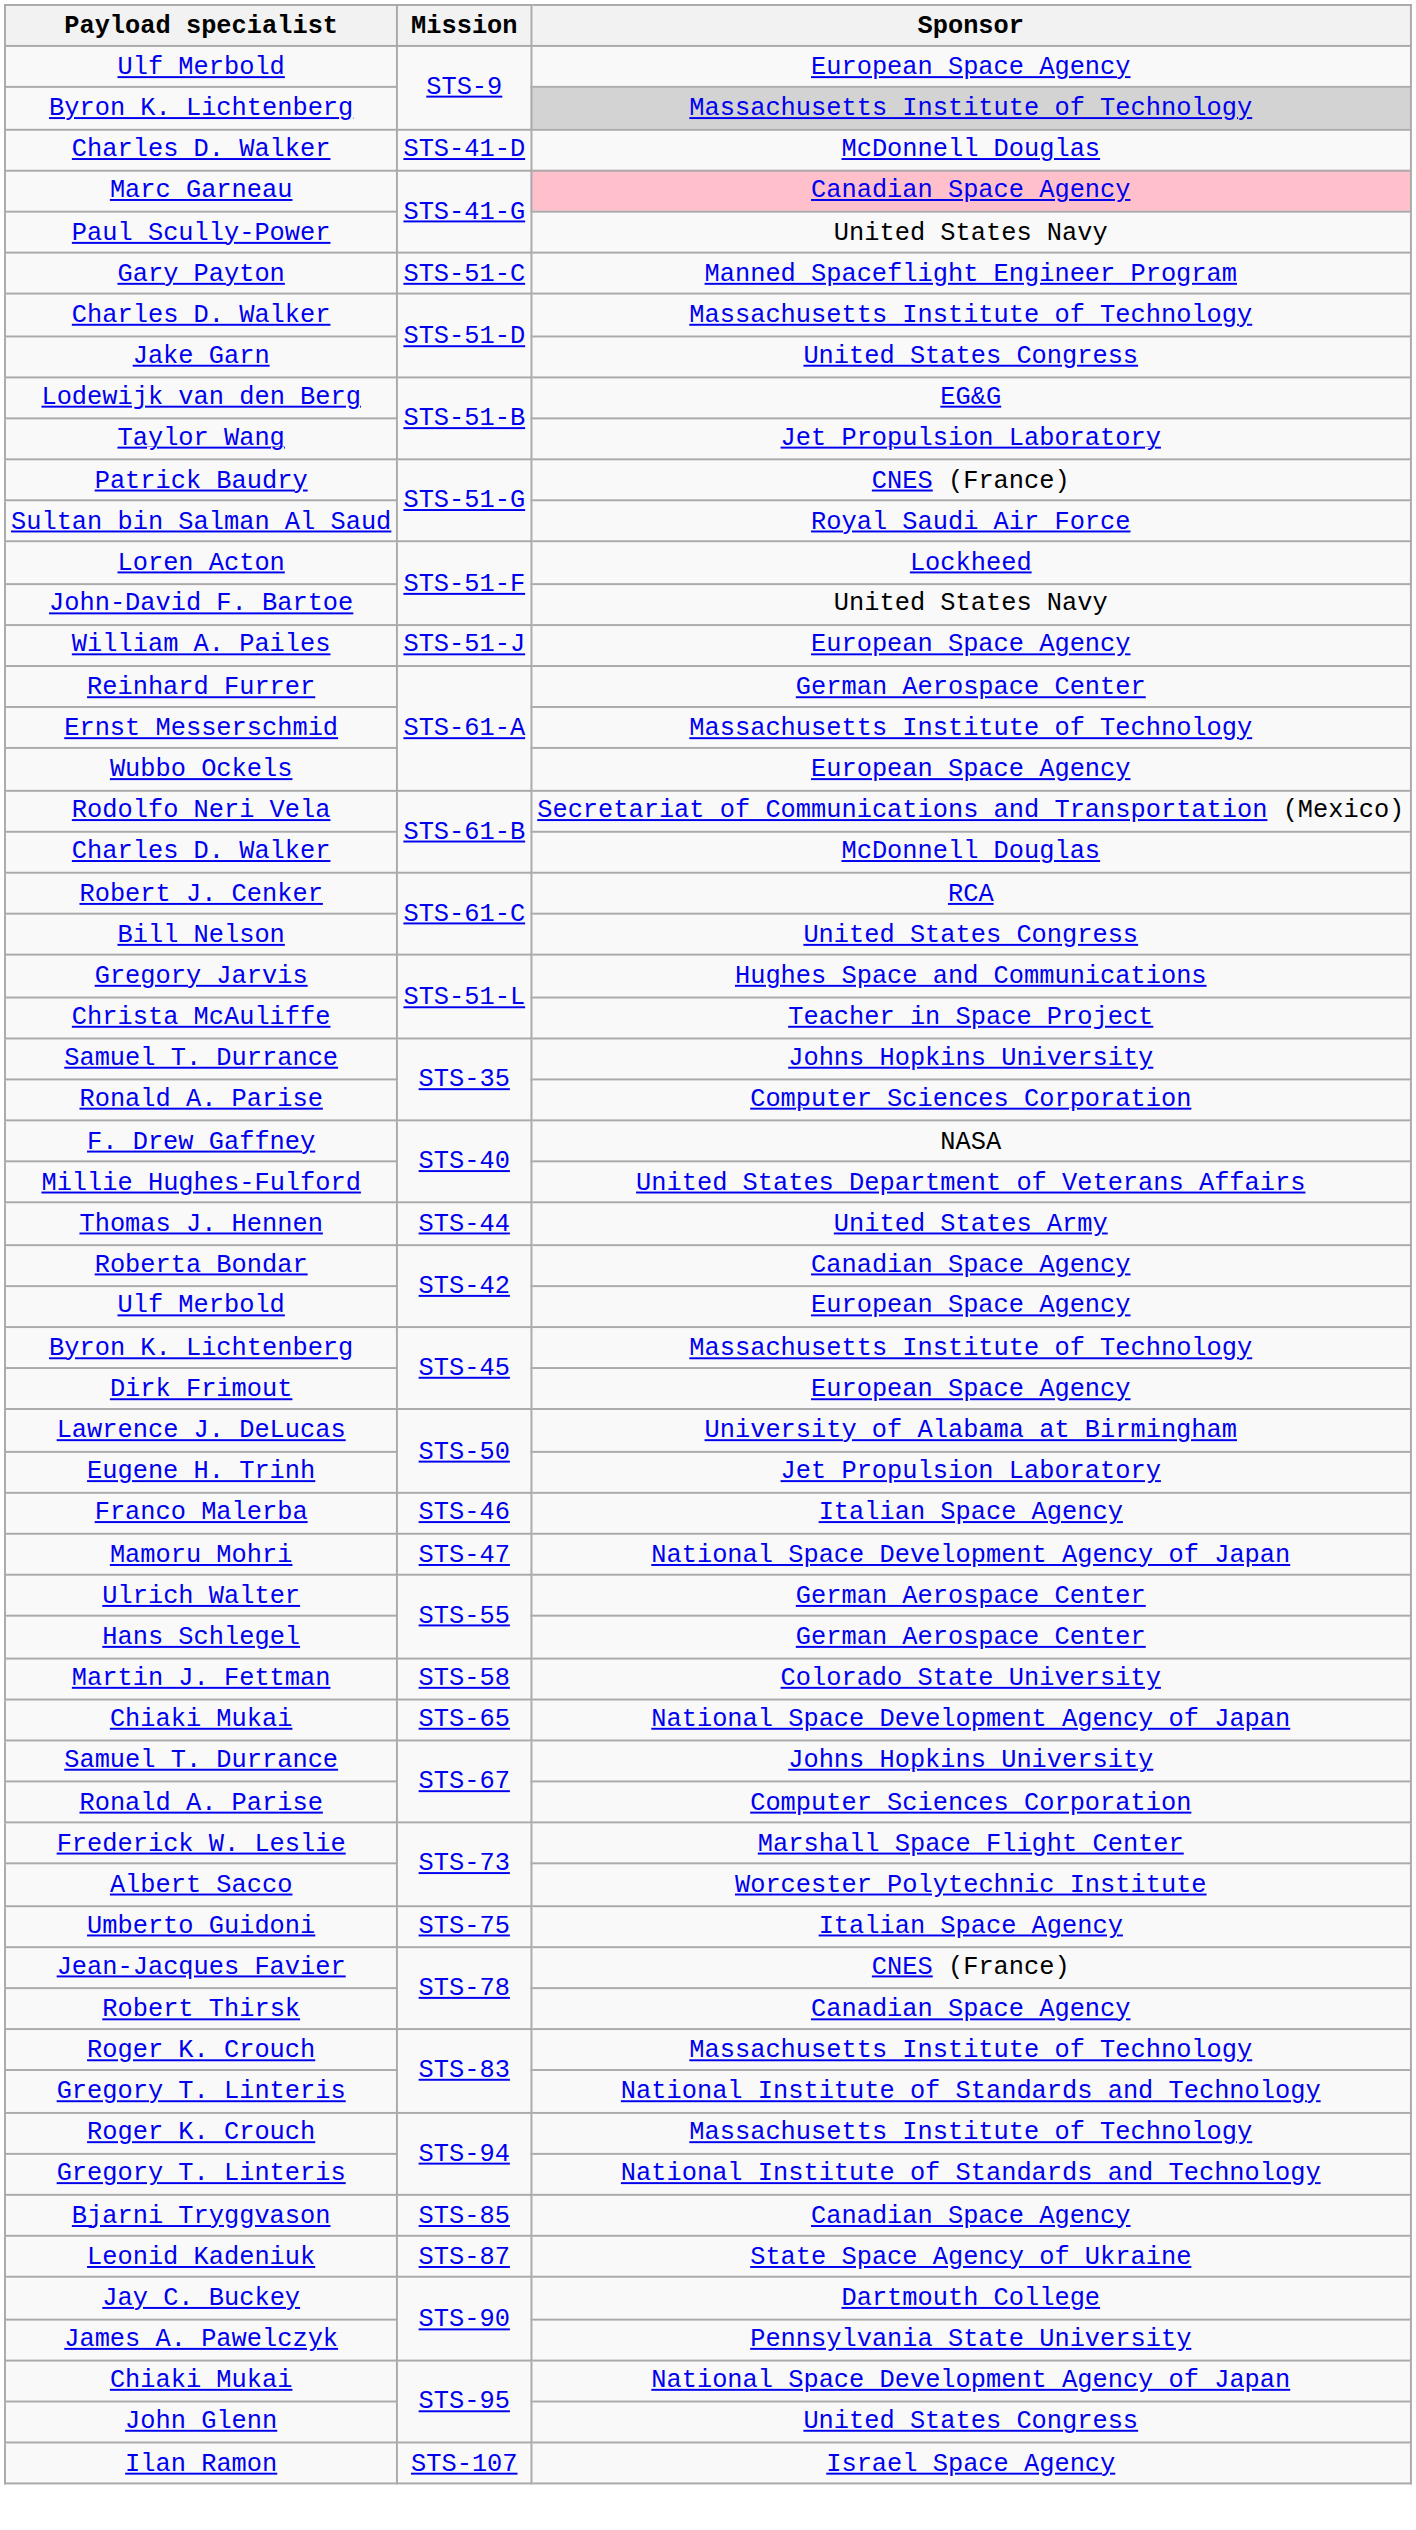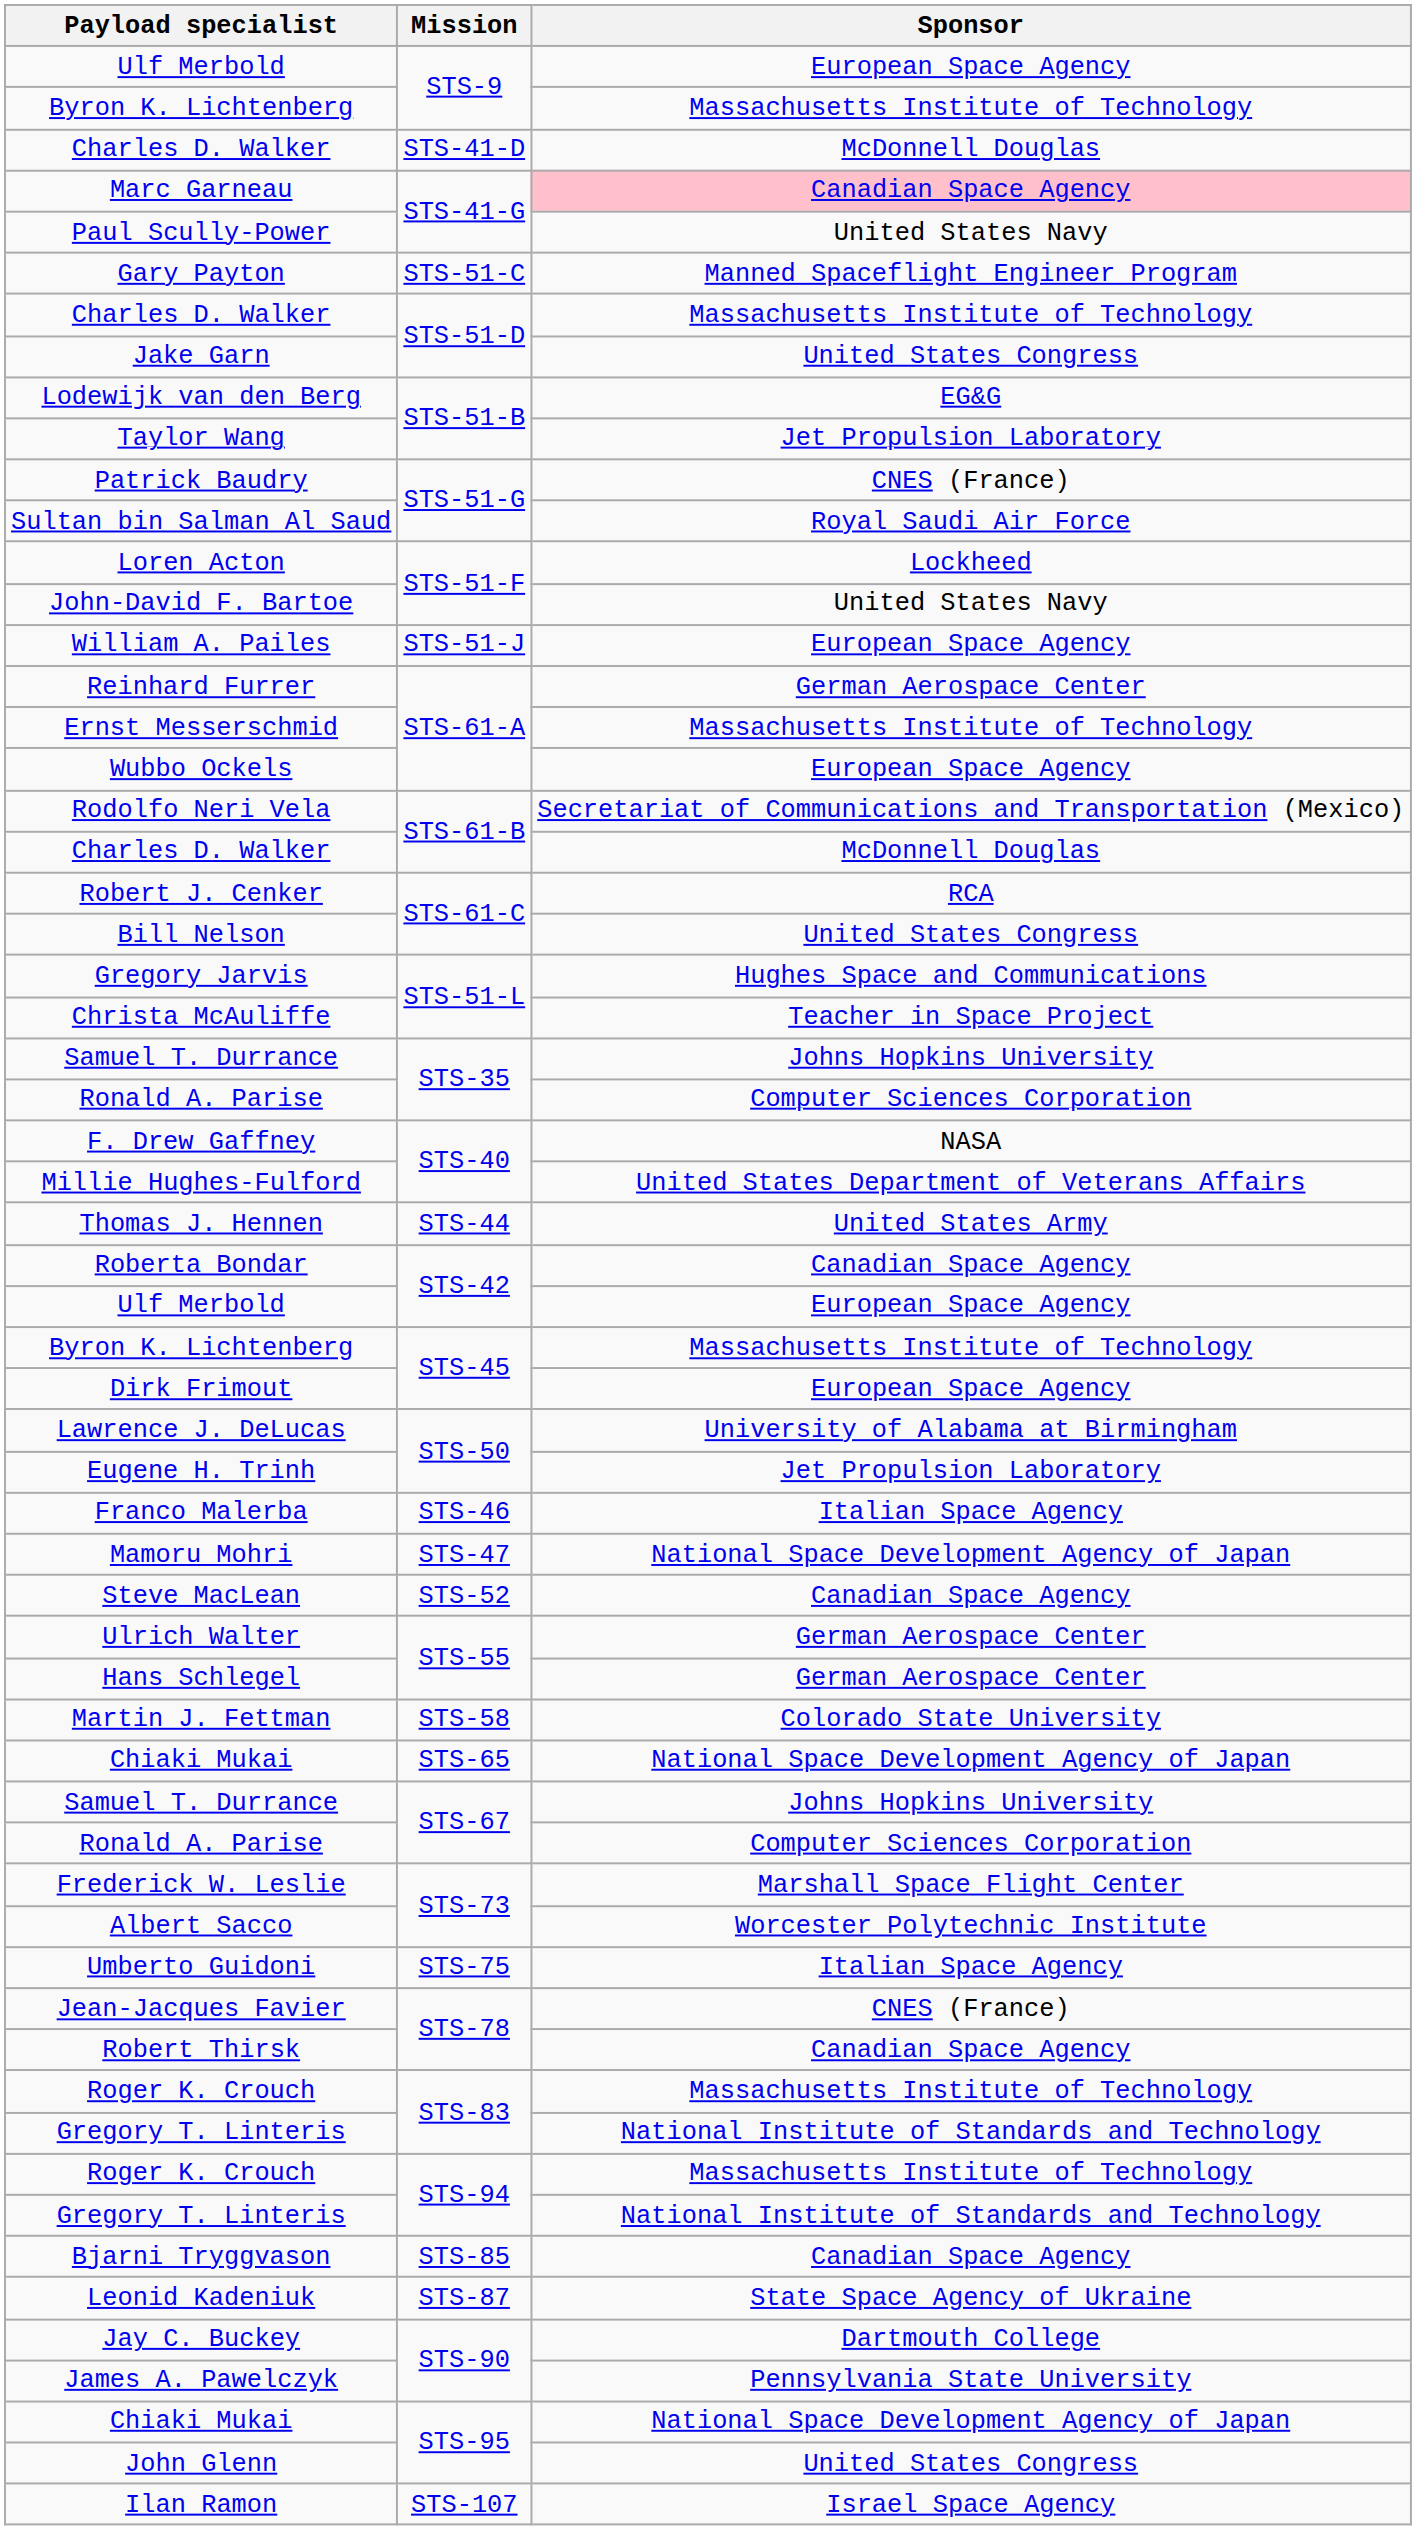(971, 108) lightgrey background -> (971, 108) no background
+ row: (201, 1596)
